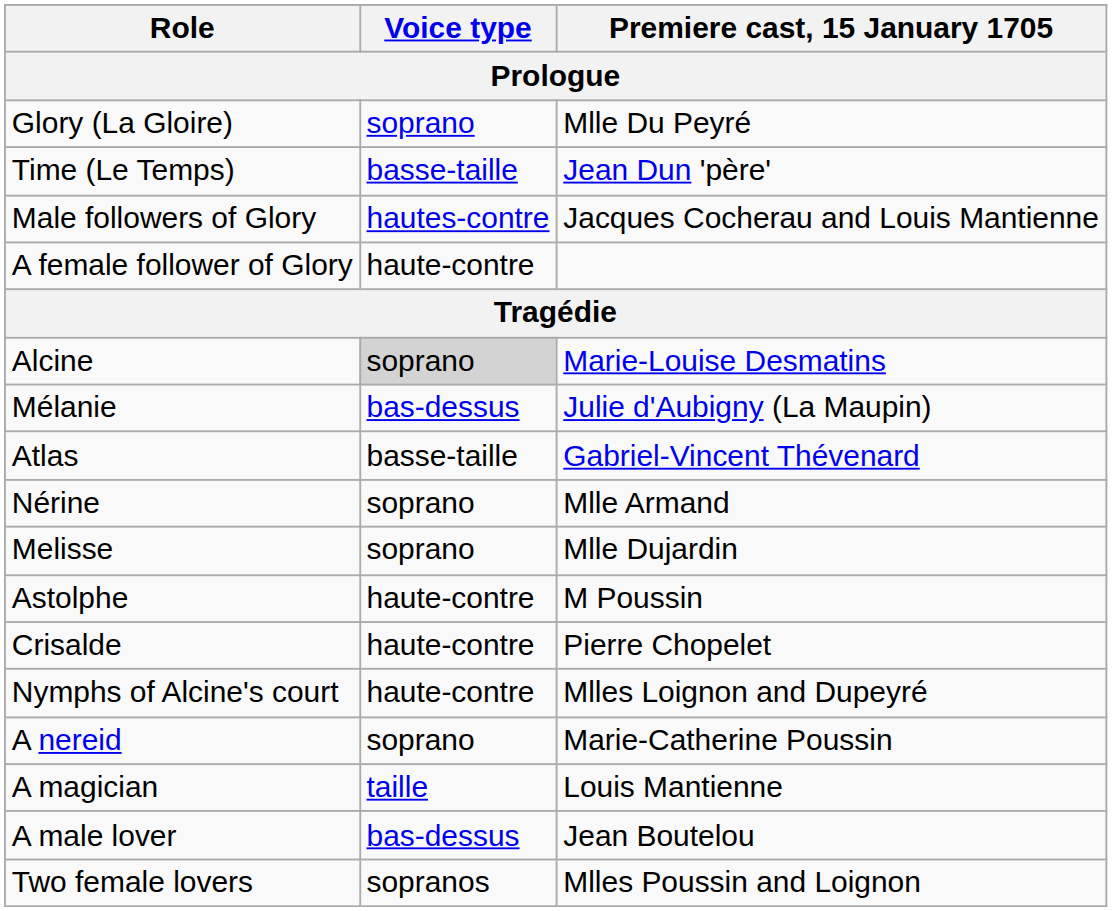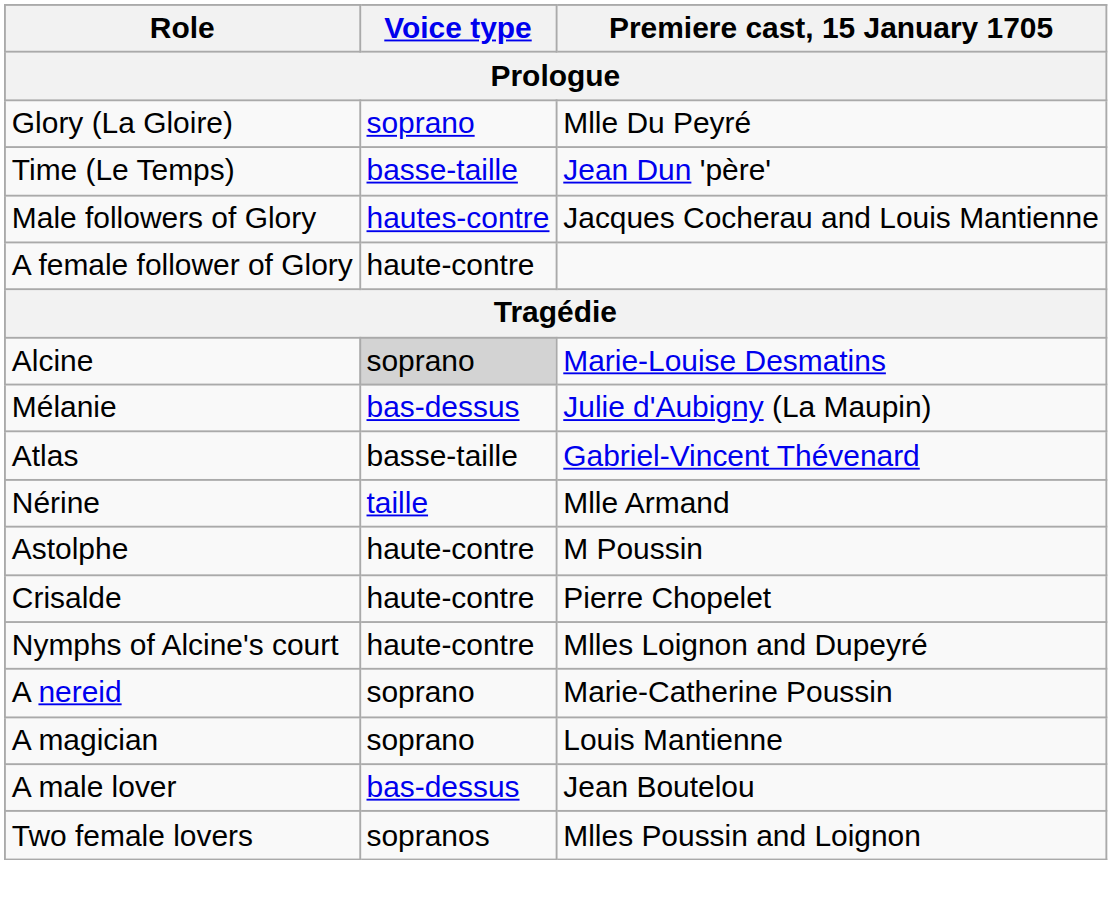(421, 502) soprano -> (397, 502) taille
- row: (63, 550)
(397, 787) taille -> (421, 739) soprano
